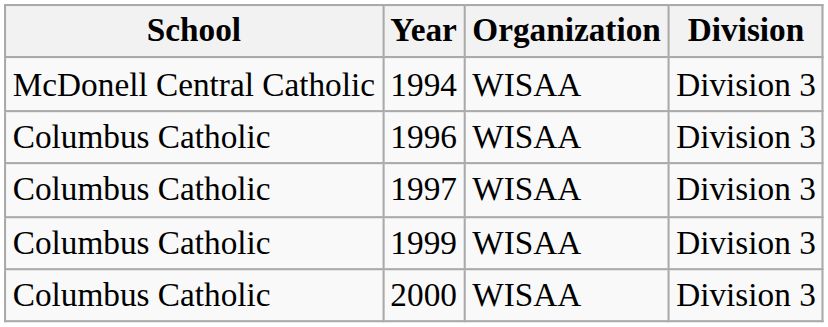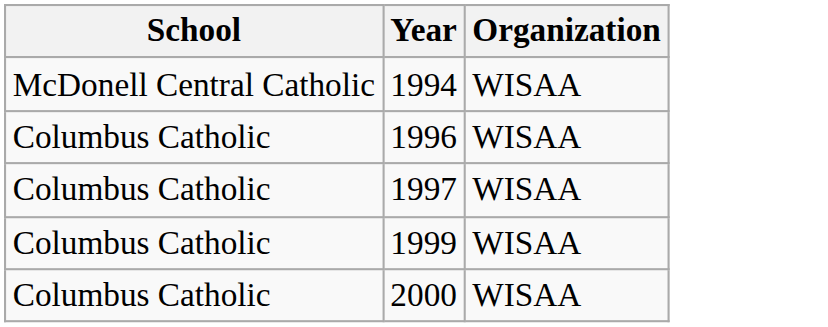- column: (746, 30)
